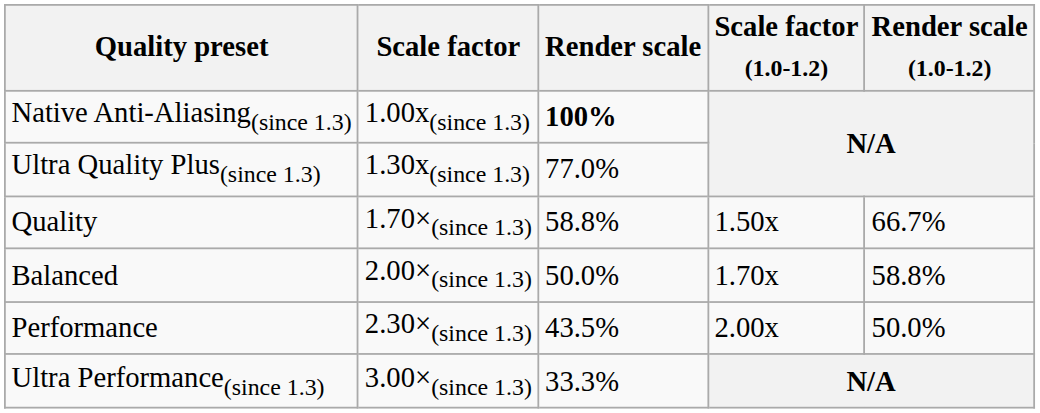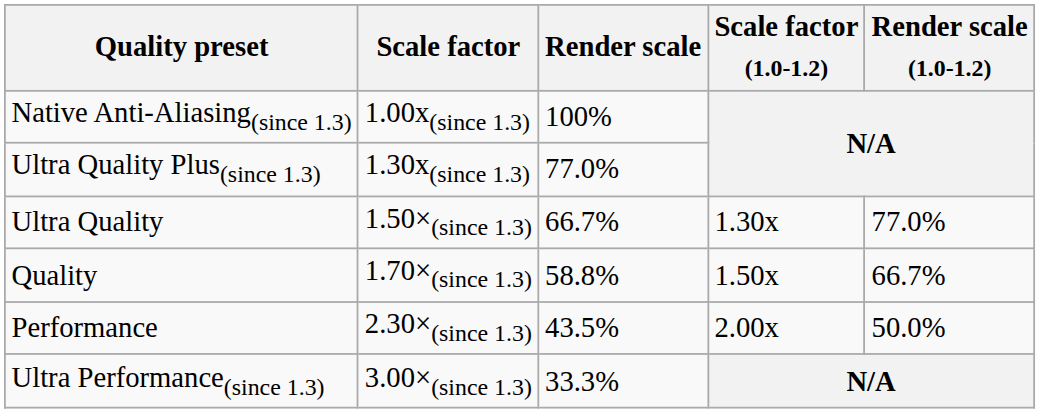(581, 116) bold -> (578, 116) normal
+ row: (87, 221)
- row: (65, 274)
